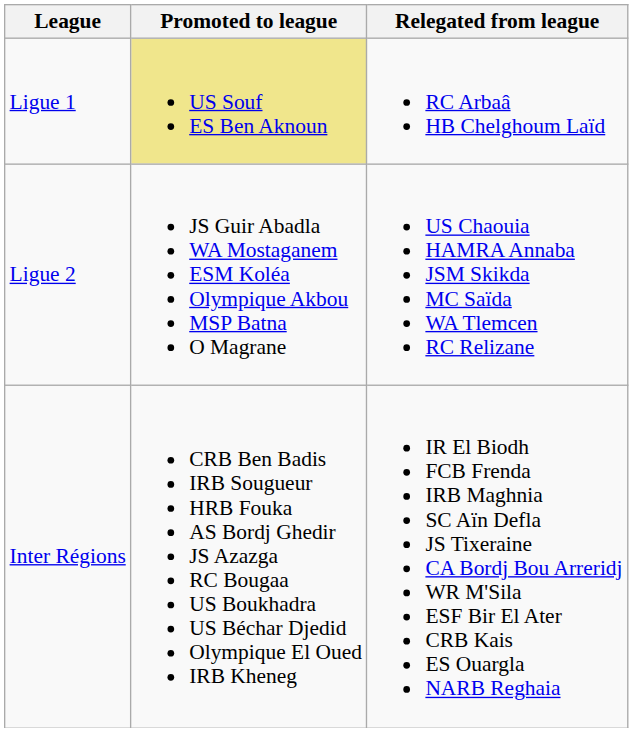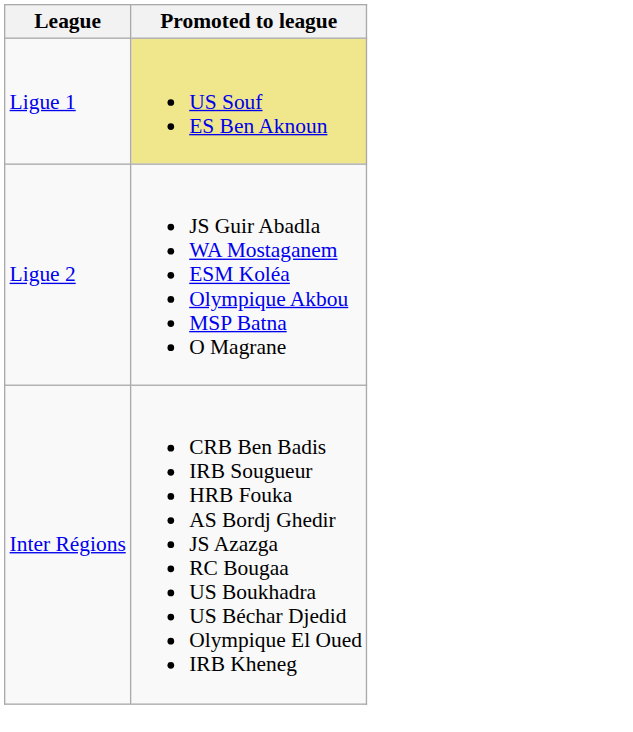- column: (497, 21)
